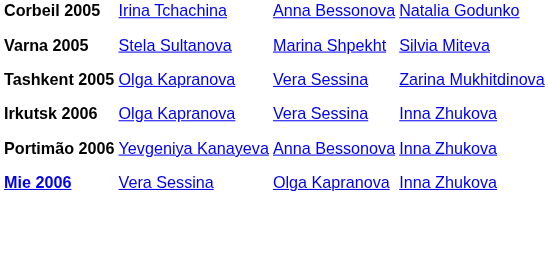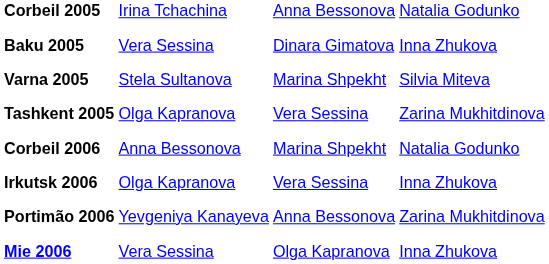+ row: (44, 45)
+ row: (52, 148)
(448, 148) Inna Zhukova -> (472, 217) Zarina Mukhitdinova
